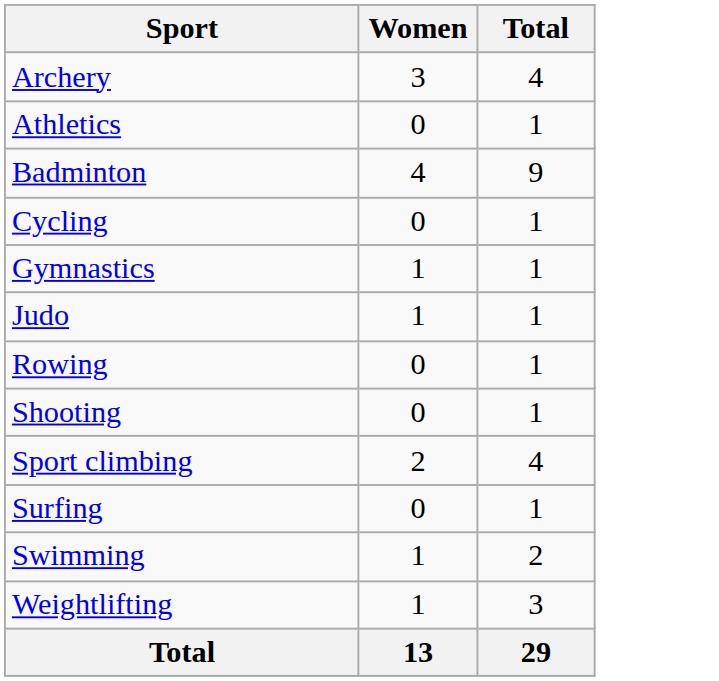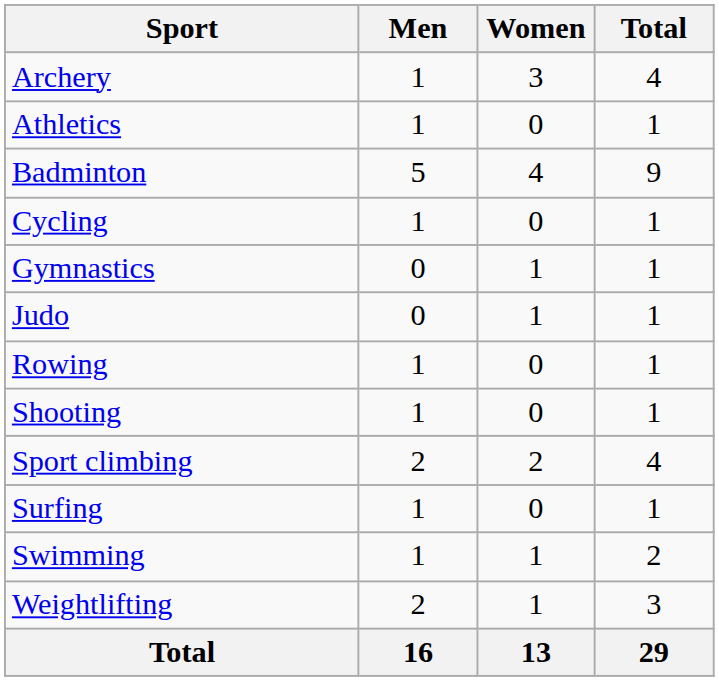+ column: (418, 28)
